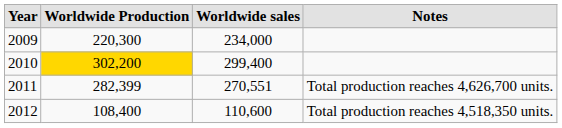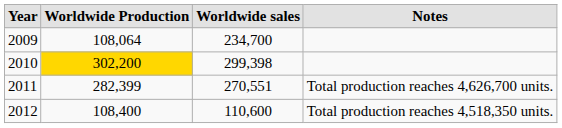(117, 39) 220,300 -> (117, 39) 108,064
(248, 39) 234,000 -> (248, 39) 234,700
(248, 63) 299,400 -> (248, 63) 299,398
